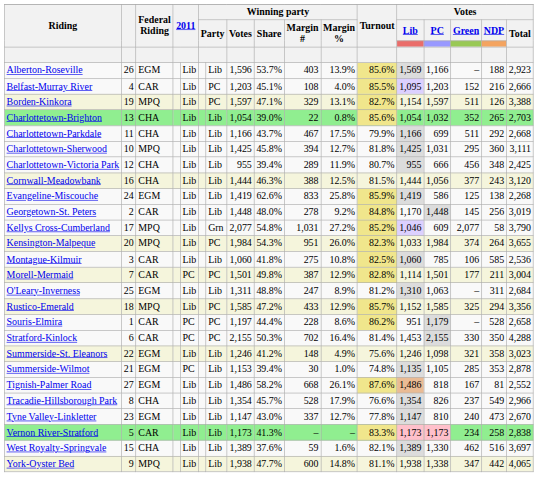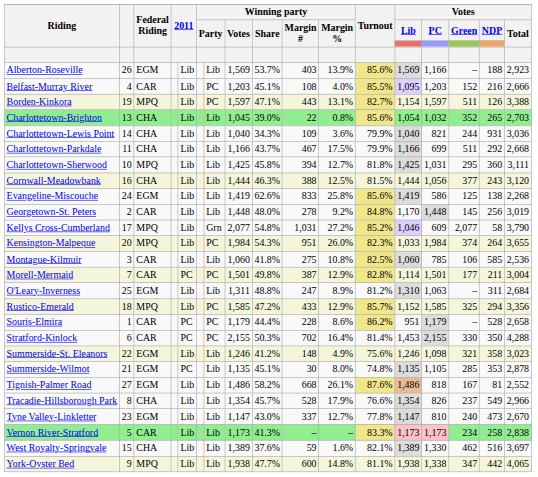(241, 70) 1,596 -> (239, 70) 1,569
(311, 102) 329 -> (309, 102) 443
(241, 117) 1,054 -> (239, 117) 1,045
+ row: (60, 133)
- row: (63, 165)
(382, 196) 85.9% -> (380, 196) 85.6%
(241, 322) 1,197 -> (239, 322) 1,179
(241, 369) 1,153 -> (239, 369) 1,135
(269, 369) 39.4% -> (267, 369) 45.1%
(345, 369) 1.0% -> (343, 369) 8.0%
